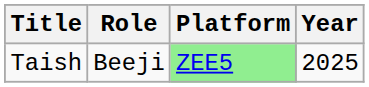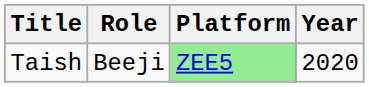(330, 63) 2025 -> (330, 63) 2020
